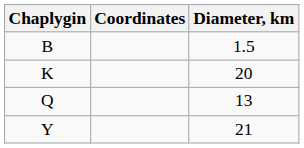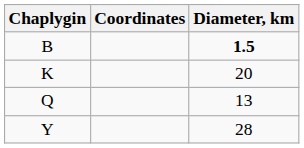(244, 45) normal -> (244, 45) bold
(244, 128) 21 -> (244, 128) 28
